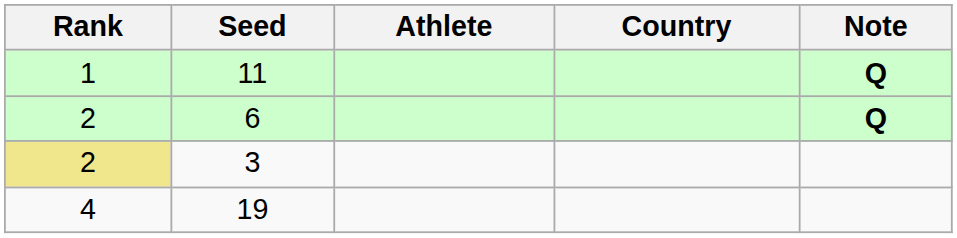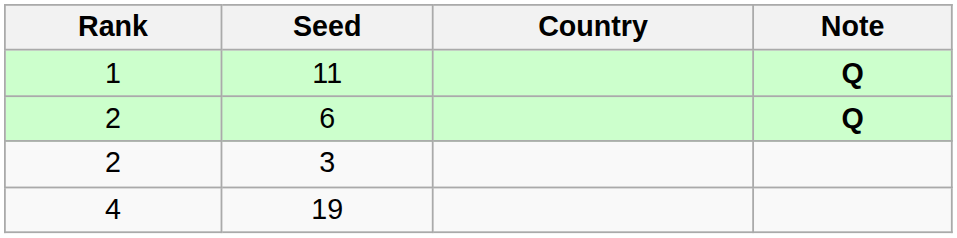- column: (444, 27)
(88, 163) khaki background -> (113, 163) no background
